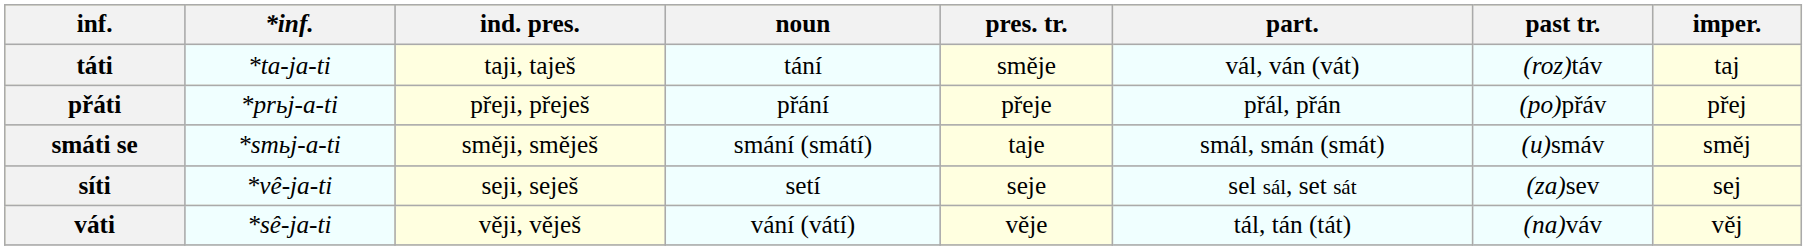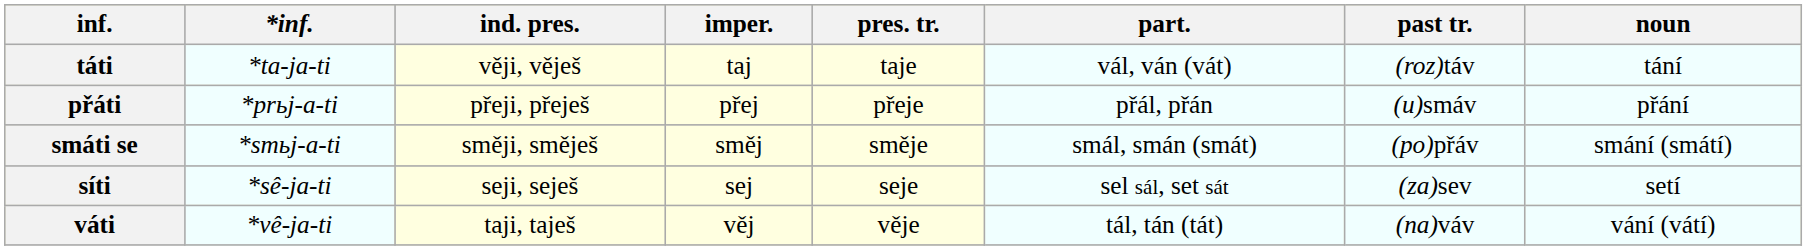columns swapped: (1727, 24) <-> (803, 24)
(530, 64) taji, taješ -> (530, 64) věji, věješ
(1026, 64) směje -> (899, 64) taje
(1563, 104) (po)přáv -> (1435, 104) (u)smáv
(1026, 144) taje -> (899, 144) směje
(1563, 144) (u)smáv -> (1435, 144) (po)přáv
(289, 184) *vê-ja-ti -> (289, 184) *sê-ja-ti
(289, 225) *sê-ja-ti -> (289, 225) *vê-ja-ti
(530, 225) věji, věješ -> (530, 225) taji, taješ
